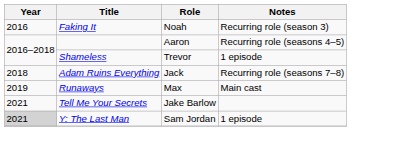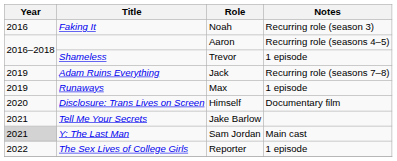(17, 73) 2018 -> (17, 73) 2019
(241, 88) Main cast -> (286, 88) 1 episode
+ row: (132, 103)
(241, 118) 1 episode -> (286, 133) Main cast
+ row: (124, 149)
